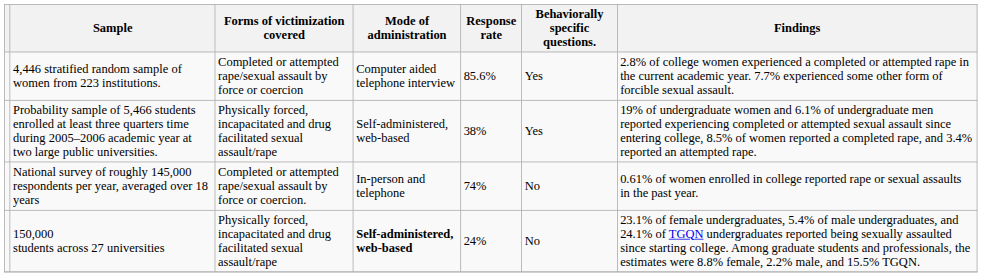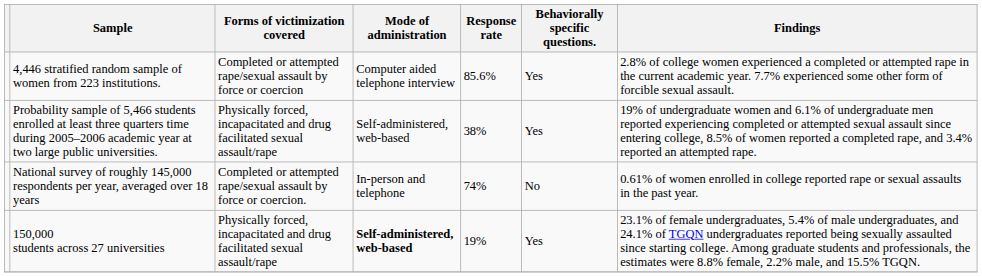(475, 240) 24% -> (475, 240) 19%
(532, 240) No -> (534, 240) Yes
